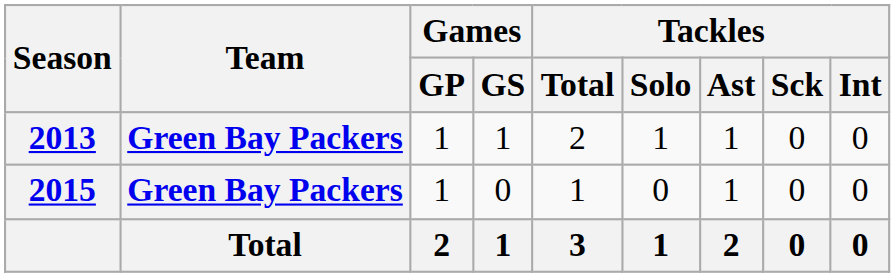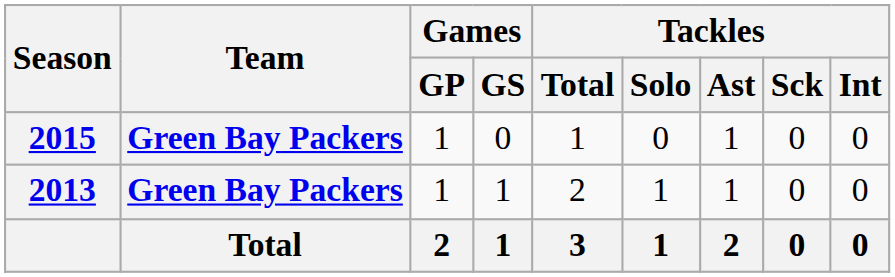rows swapped: (62, 137) <-> (62, 191)
